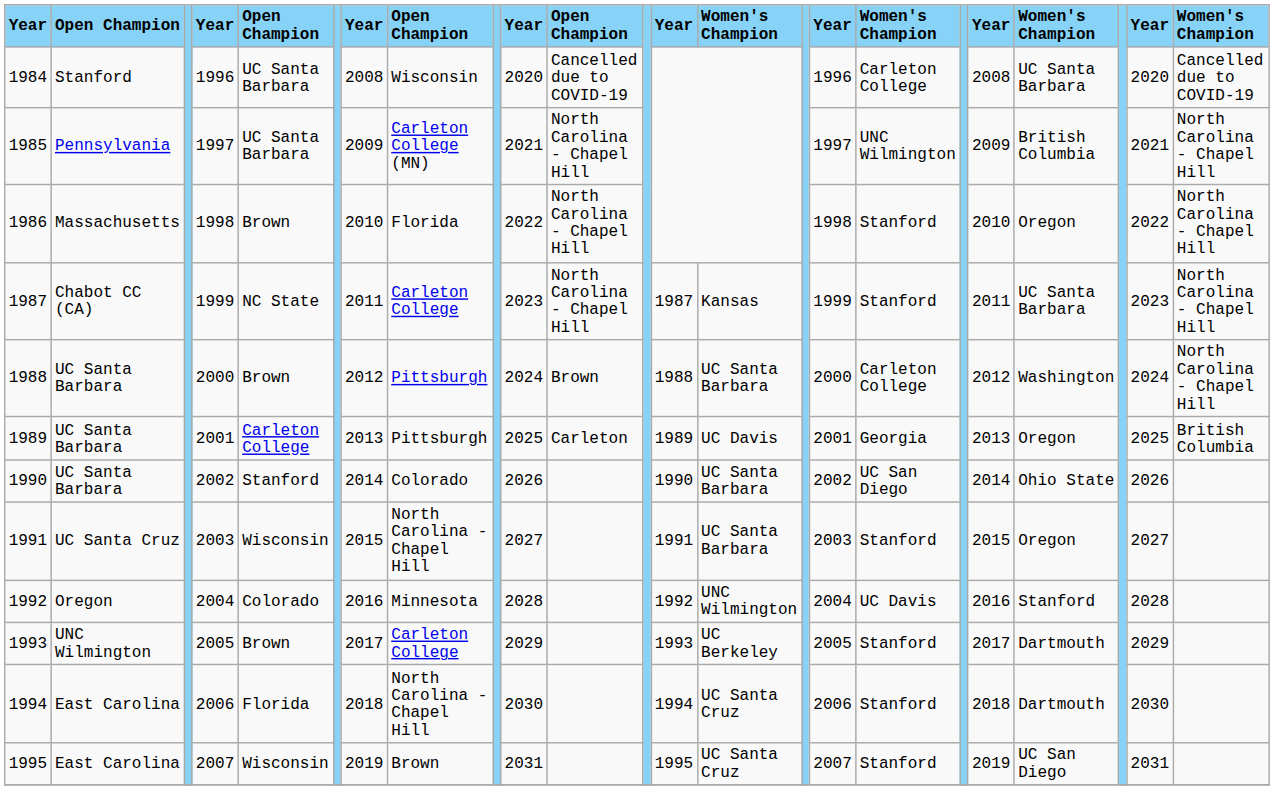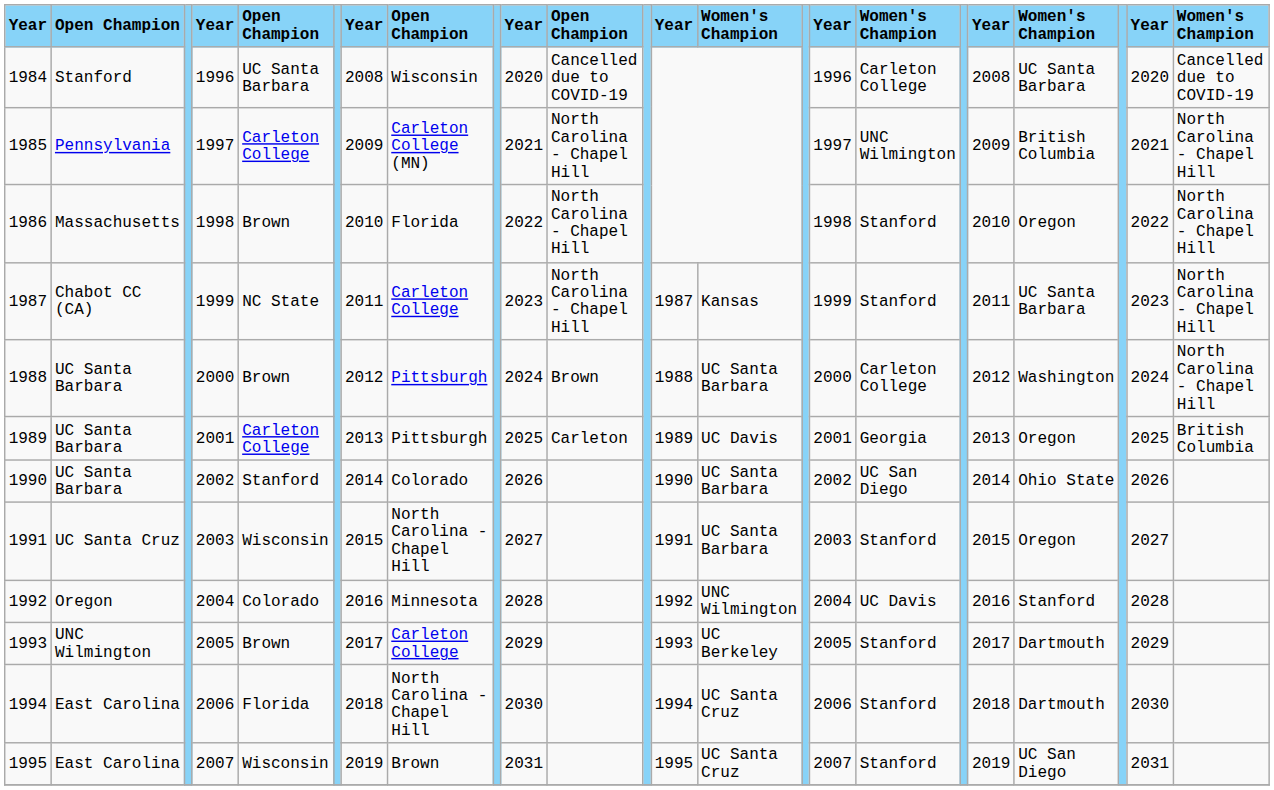(281, 146) UC Santa Barbara -> (281, 146) Carleton College
